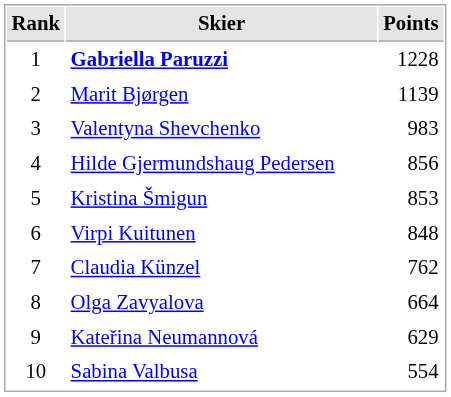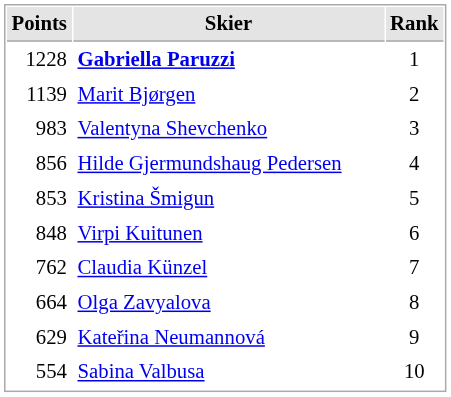columns swapped: (36, 23) <-> (411, 23)
